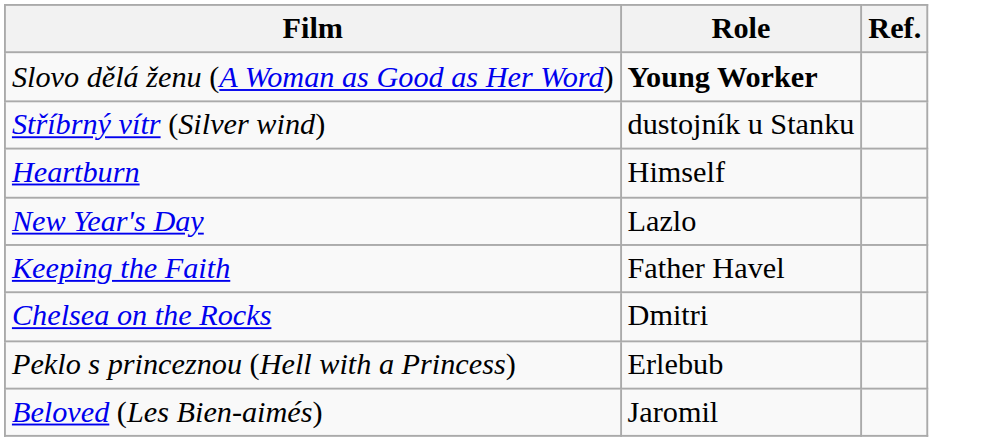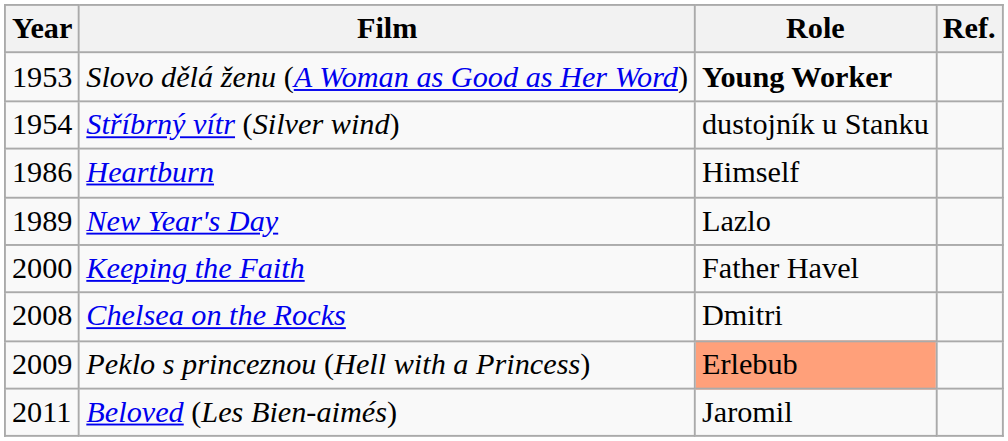+ column: (42, 28)
(675, 364) no background -> (750, 364) lightsalmon background
